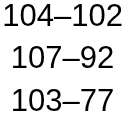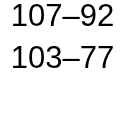- row: (63, 15)
